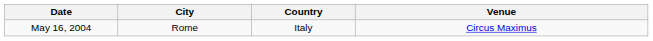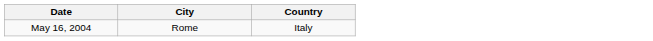- column: (501, 12)
